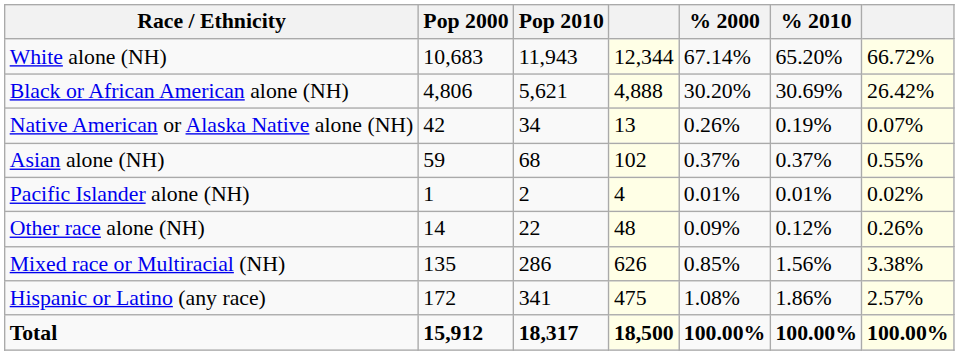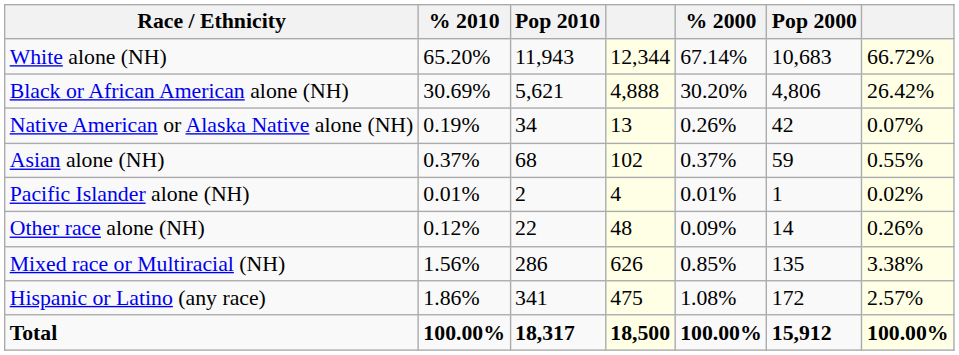columns swapped: (466, 21) <-> (816, 21)
